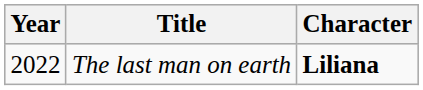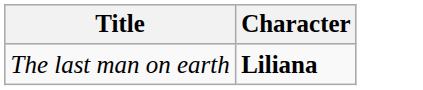- column: (35, 24)
